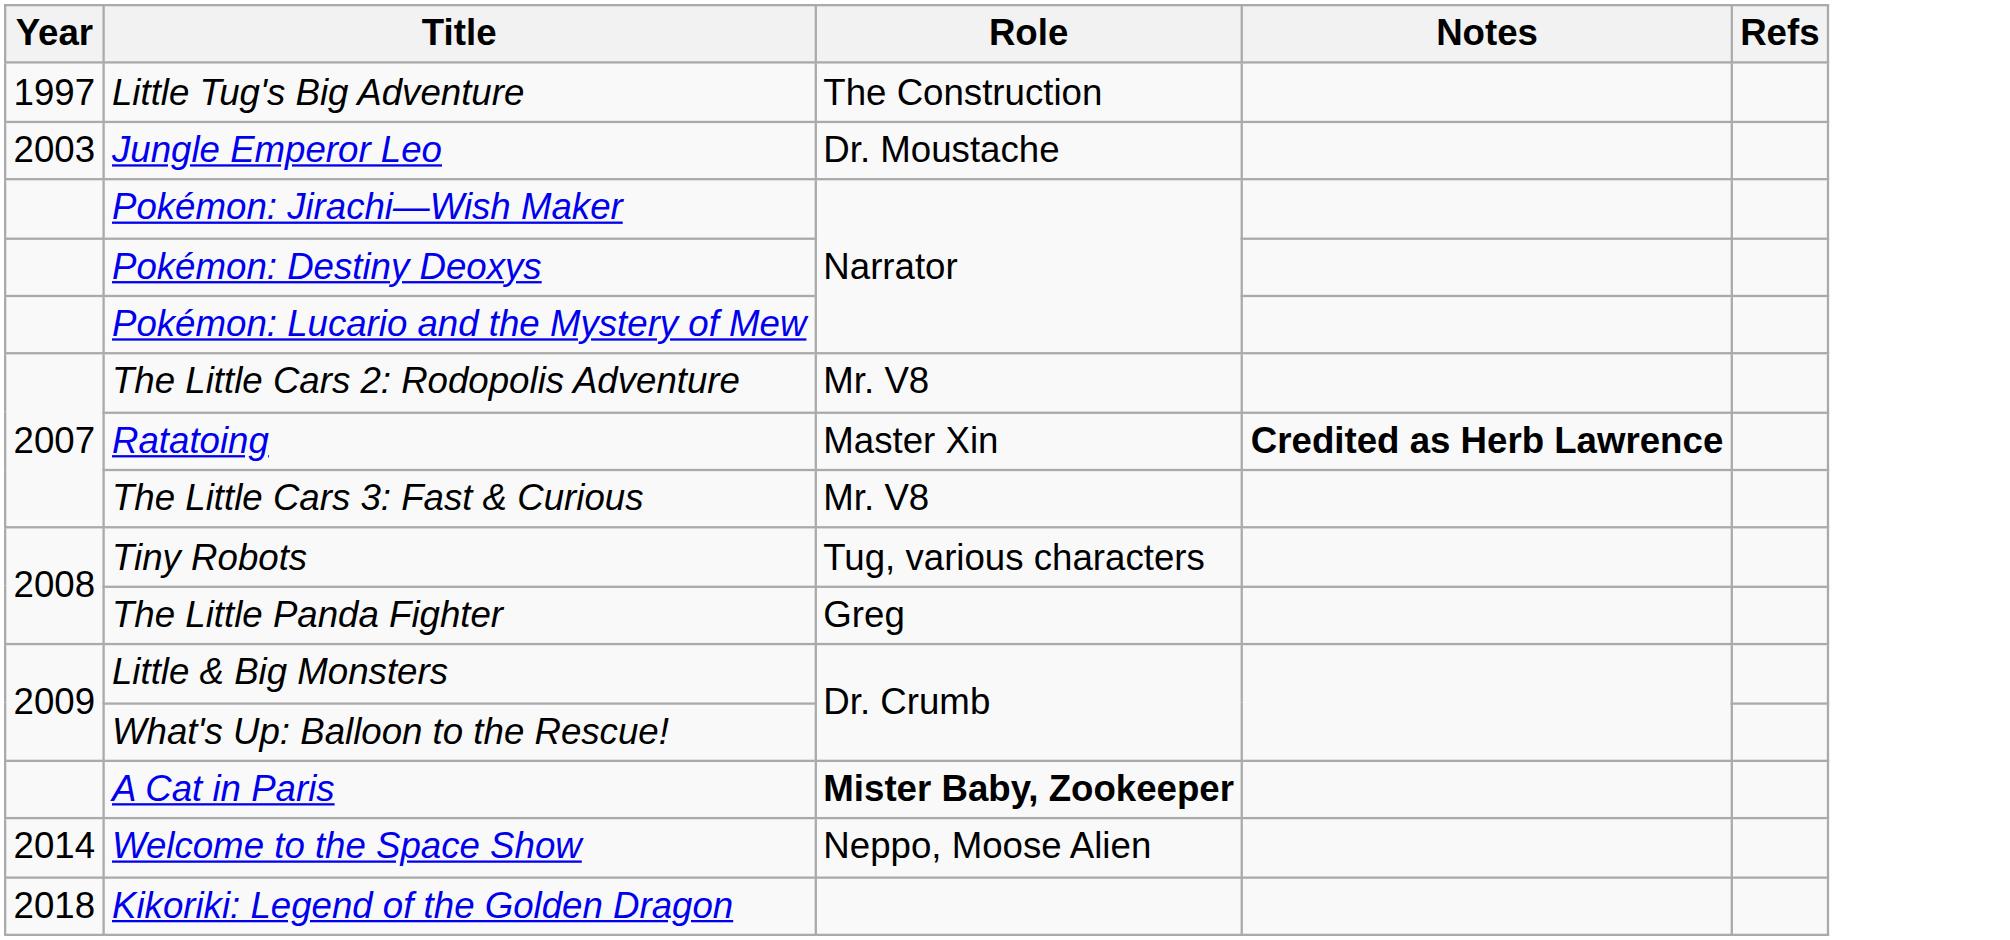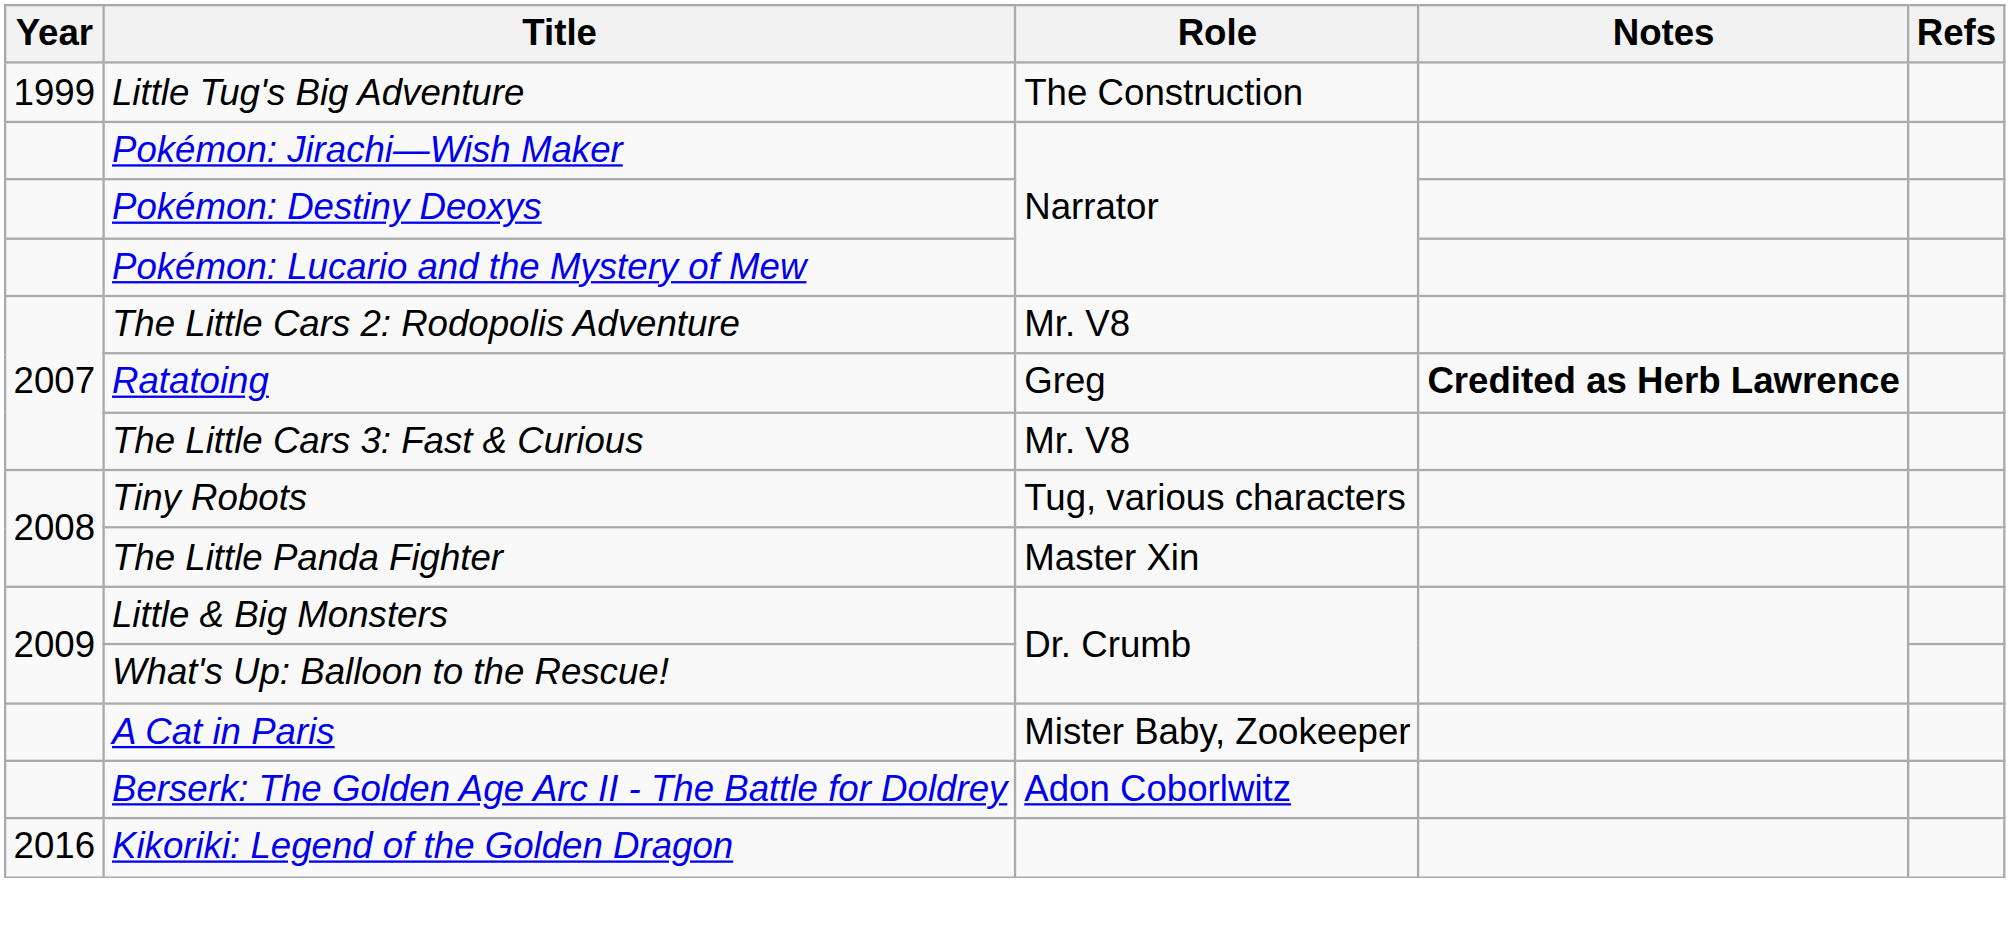(54, 91) 1997 -> (54, 91) 1999
- row: (277, 149)
(911, 440) Master Xin -> (1065, 382) Greg
(864, 614) Greg -> (1112, 556) Master Xin
(1029, 788) bold -> (1217, 730) normal
+ row: (560, 788)
- row: (347, 847)
(54, 905) 2018 -> (54, 847) 2016
